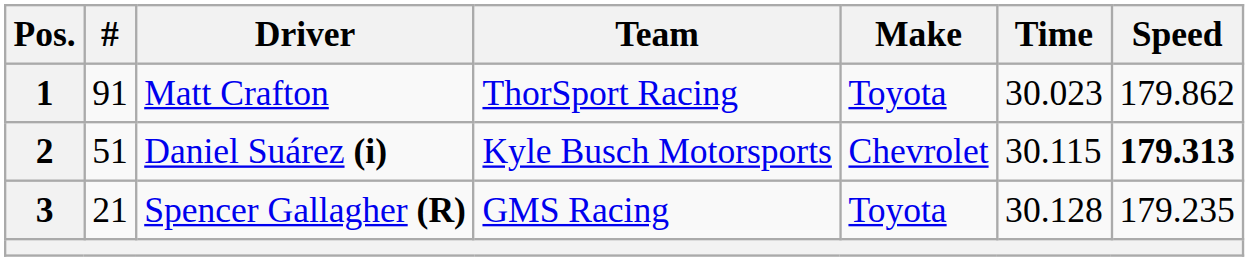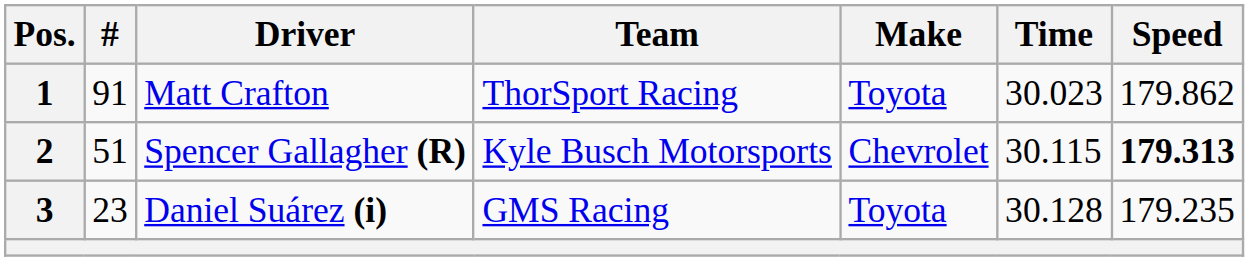(266, 151) Daniel Suárez (i) -> (305, 151) Spencer Gallagher (R)
(110, 209) 21 -> (110, 209) 23
(305, 209) Spencer Gallagher (R) -> (266, 209) Daniel Suárez (i)
